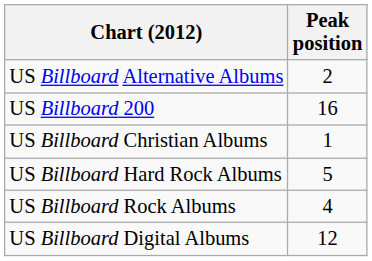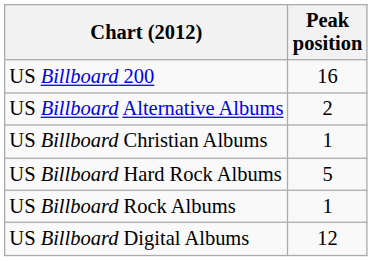rows swapped: (82, 108) <-> (146, 76)
(328, 206) 4 -> (328, 206) 1
